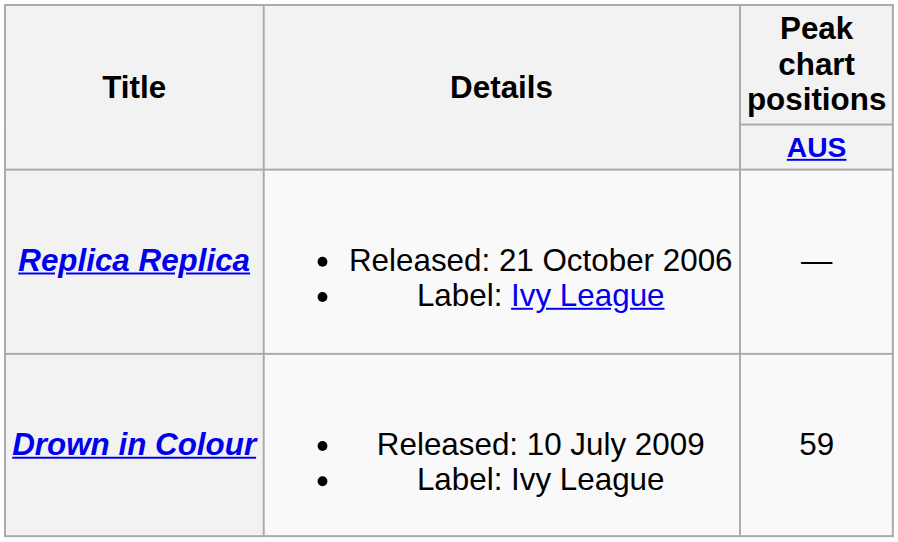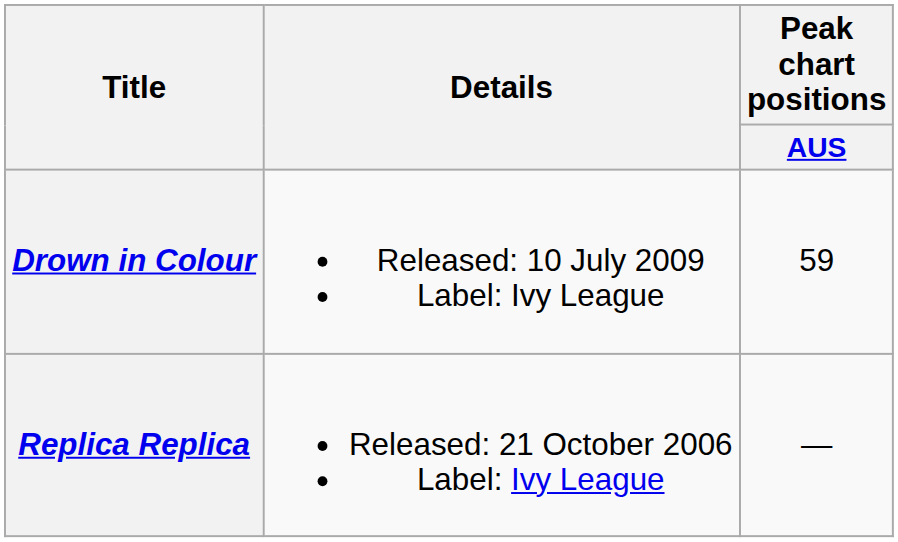rows swapped: (134, 260) <-> (134, 443)
